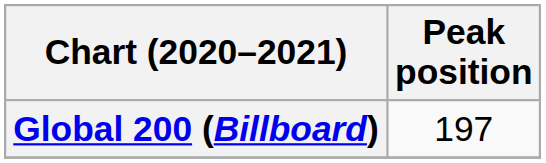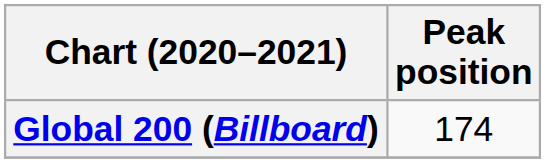(464, 128) 197 -> (464, 128) 174
